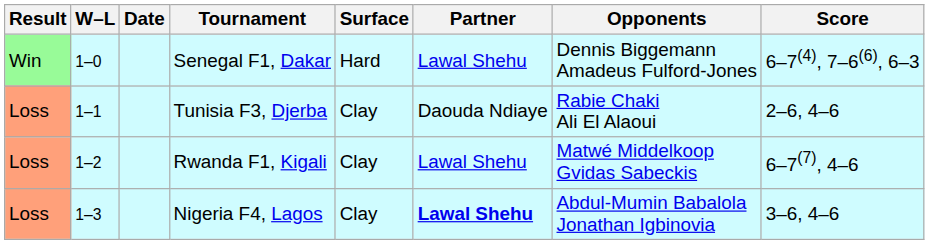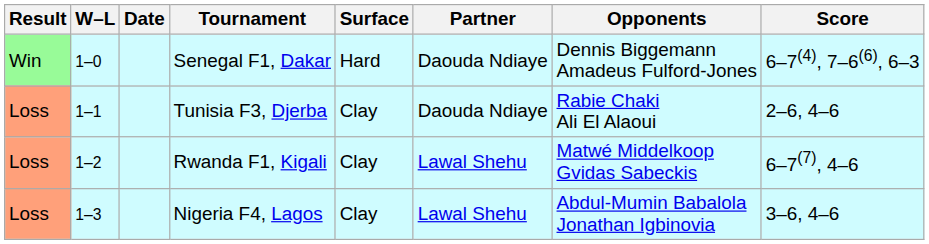(472, 60) Lawal Shehu -> (483, 60) Daouda Ndiaye
(475, 213) bold -> (472, 213) normal
